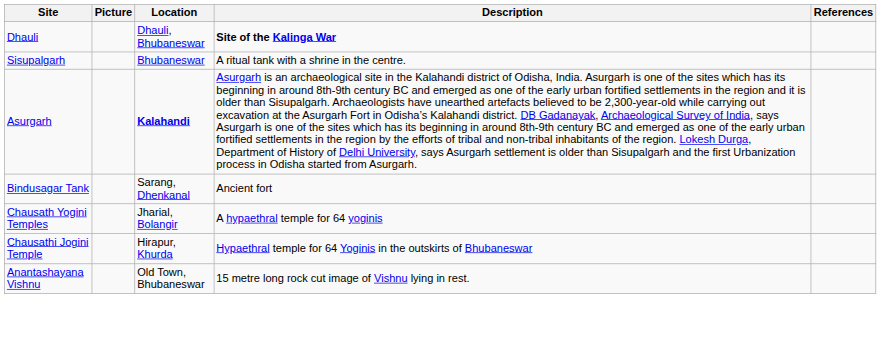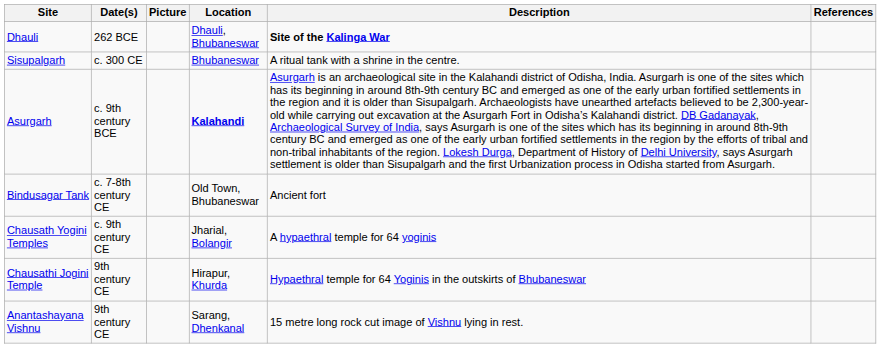+ column: (119, 13)
(164, 188) Sarang, Dhenkanal -> (225, 195) Old Town, Bhubaneswar
(171, 278) Old Town, Bhubaneswar -> (218, 322) Sarang, Dhenkanal
